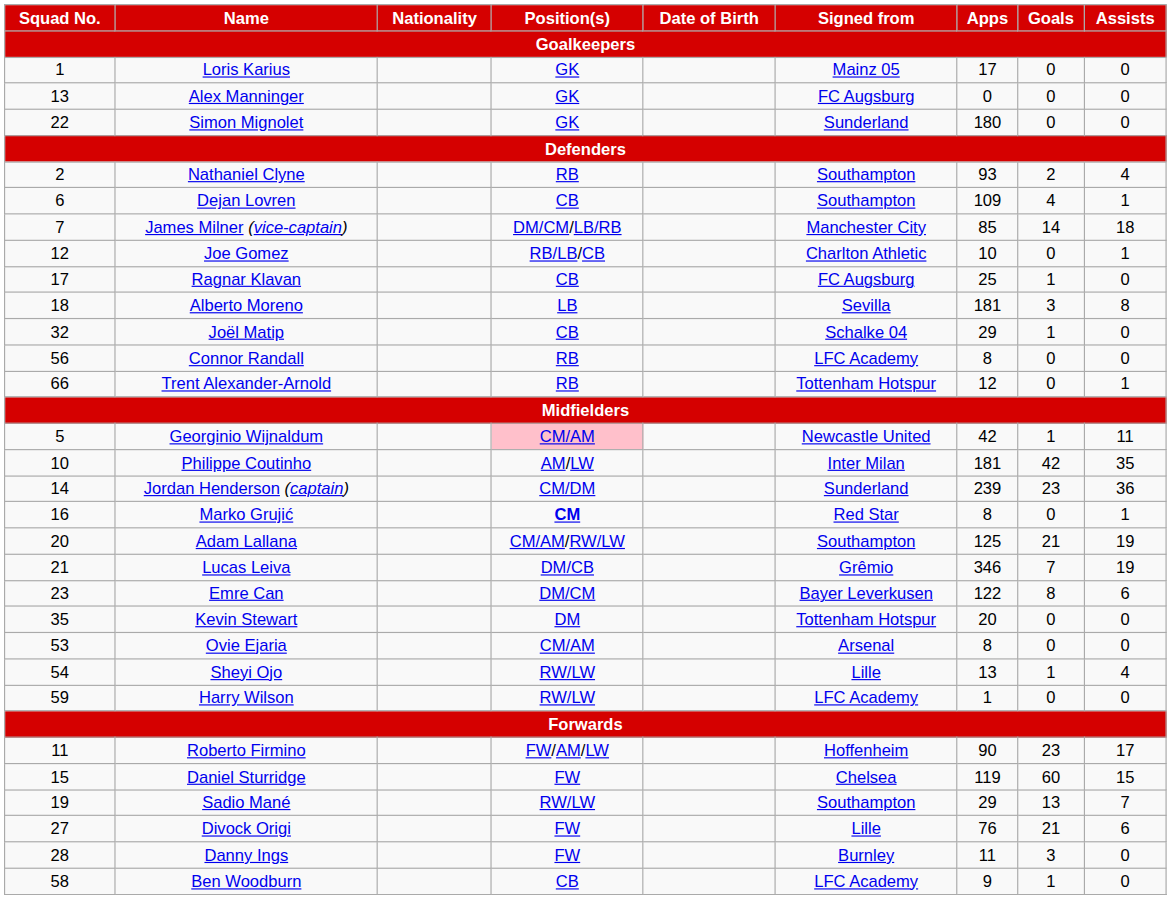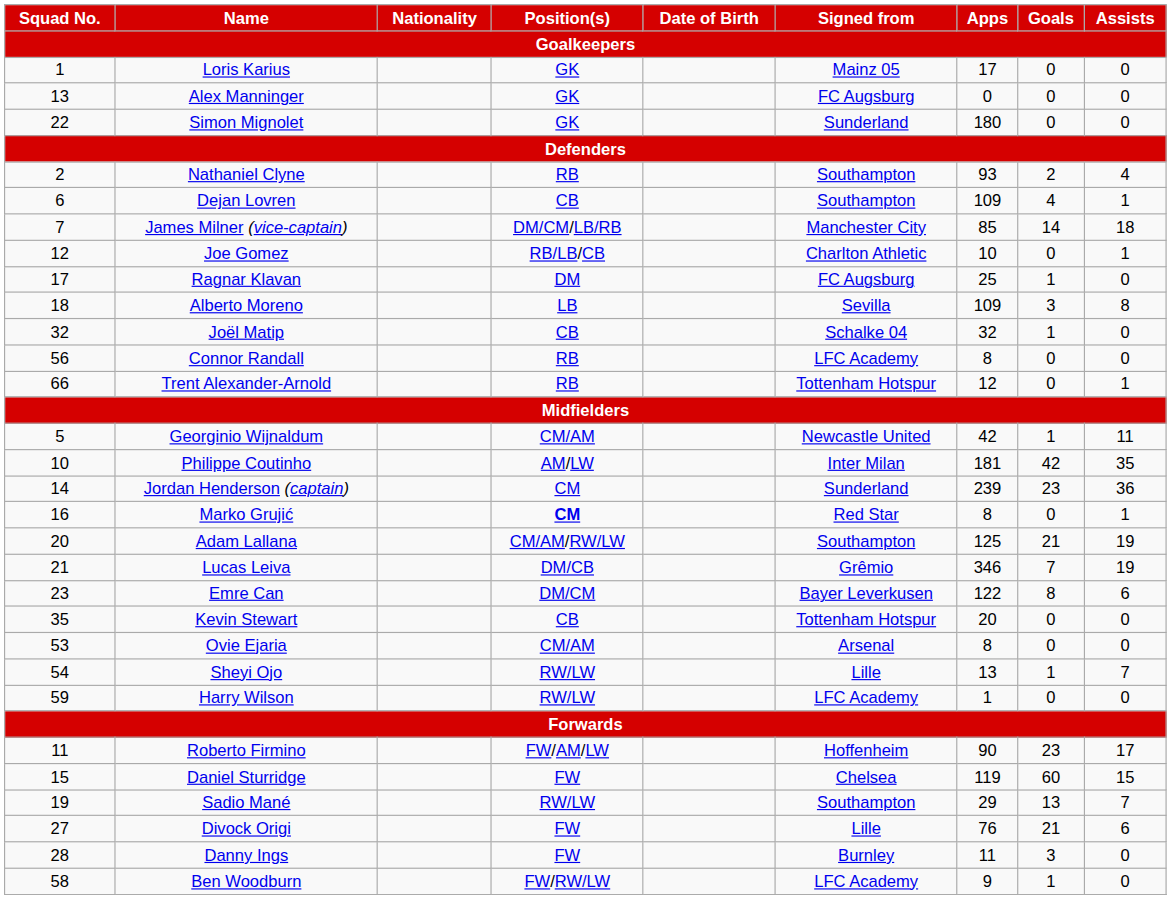(567, 280) CB -> (567, 280) DM
(987, 306) 181 -> (987, 306) 109
(987, 332) 29 -> (987, 332) 32
(567, 437) pink background -> (567, 437) no background
(567, 489) CM/DM -> (567, 489) CM
(567, 620) DM -> (567, 620) CB
(1125, 672) 4 -> (1125, 672) 7
(567, 881) CB -> (567, 881) FW/RW/LW
